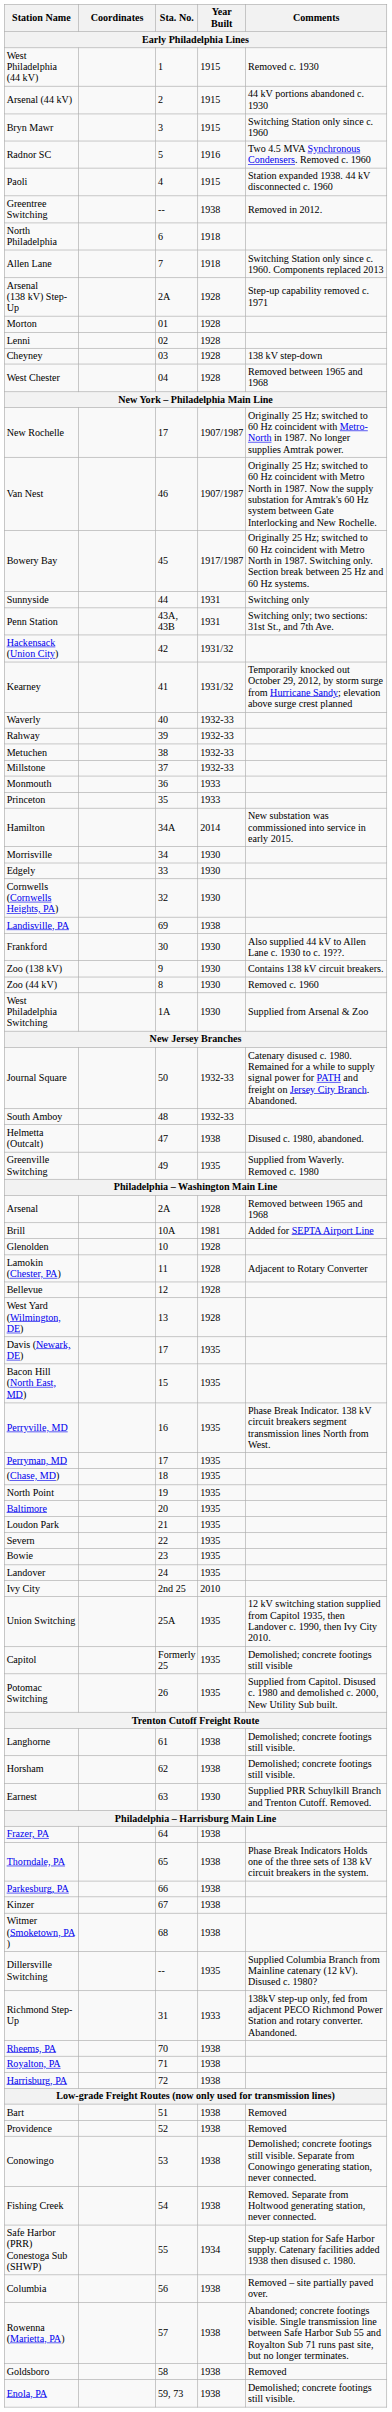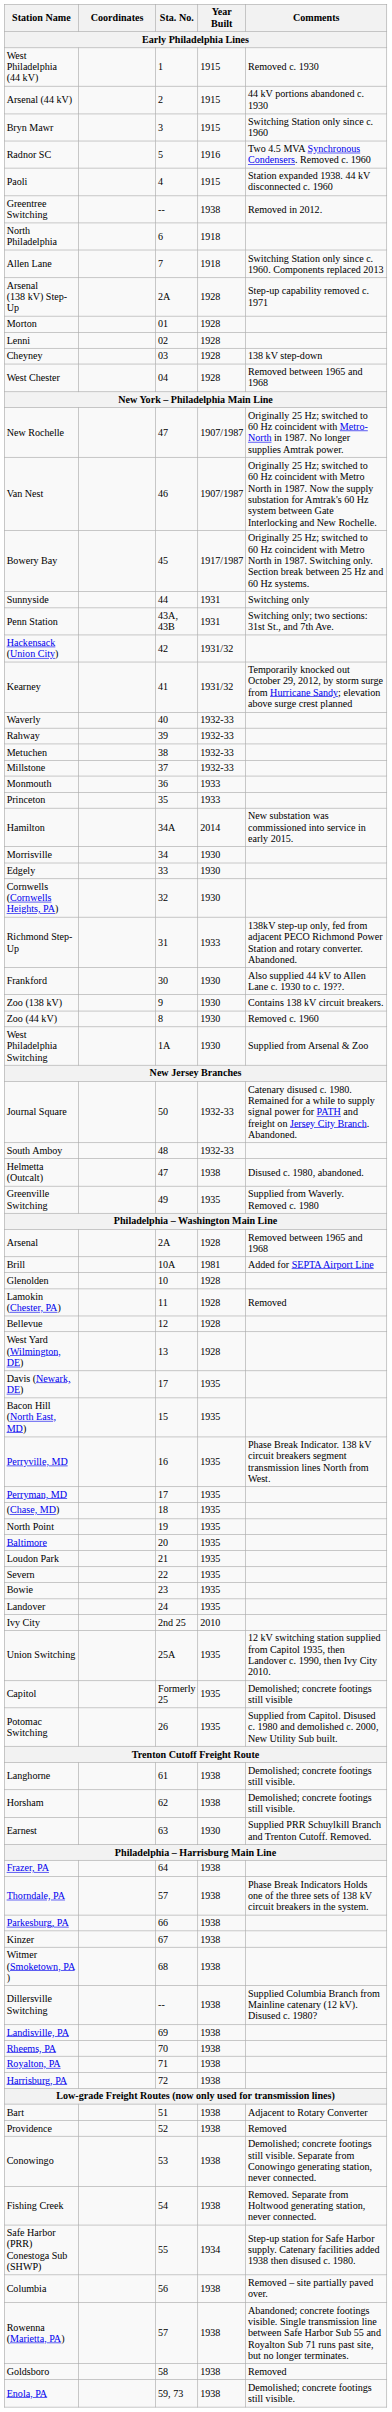(163, 432) 17 -> (163, 432) 47
rows swapped: (40, 2015) <-> (38, 925)
(308, 1268) Adjacent to Rotary Converter -> (267, 1302) Removed
(163, 1861) 65 -> (163, 1895) 57
(210, 1971) 1935 -> (210, 2005) 1938
(267, 2112) Removed -> (308, 2112) Adjacent to Rotary Converter
